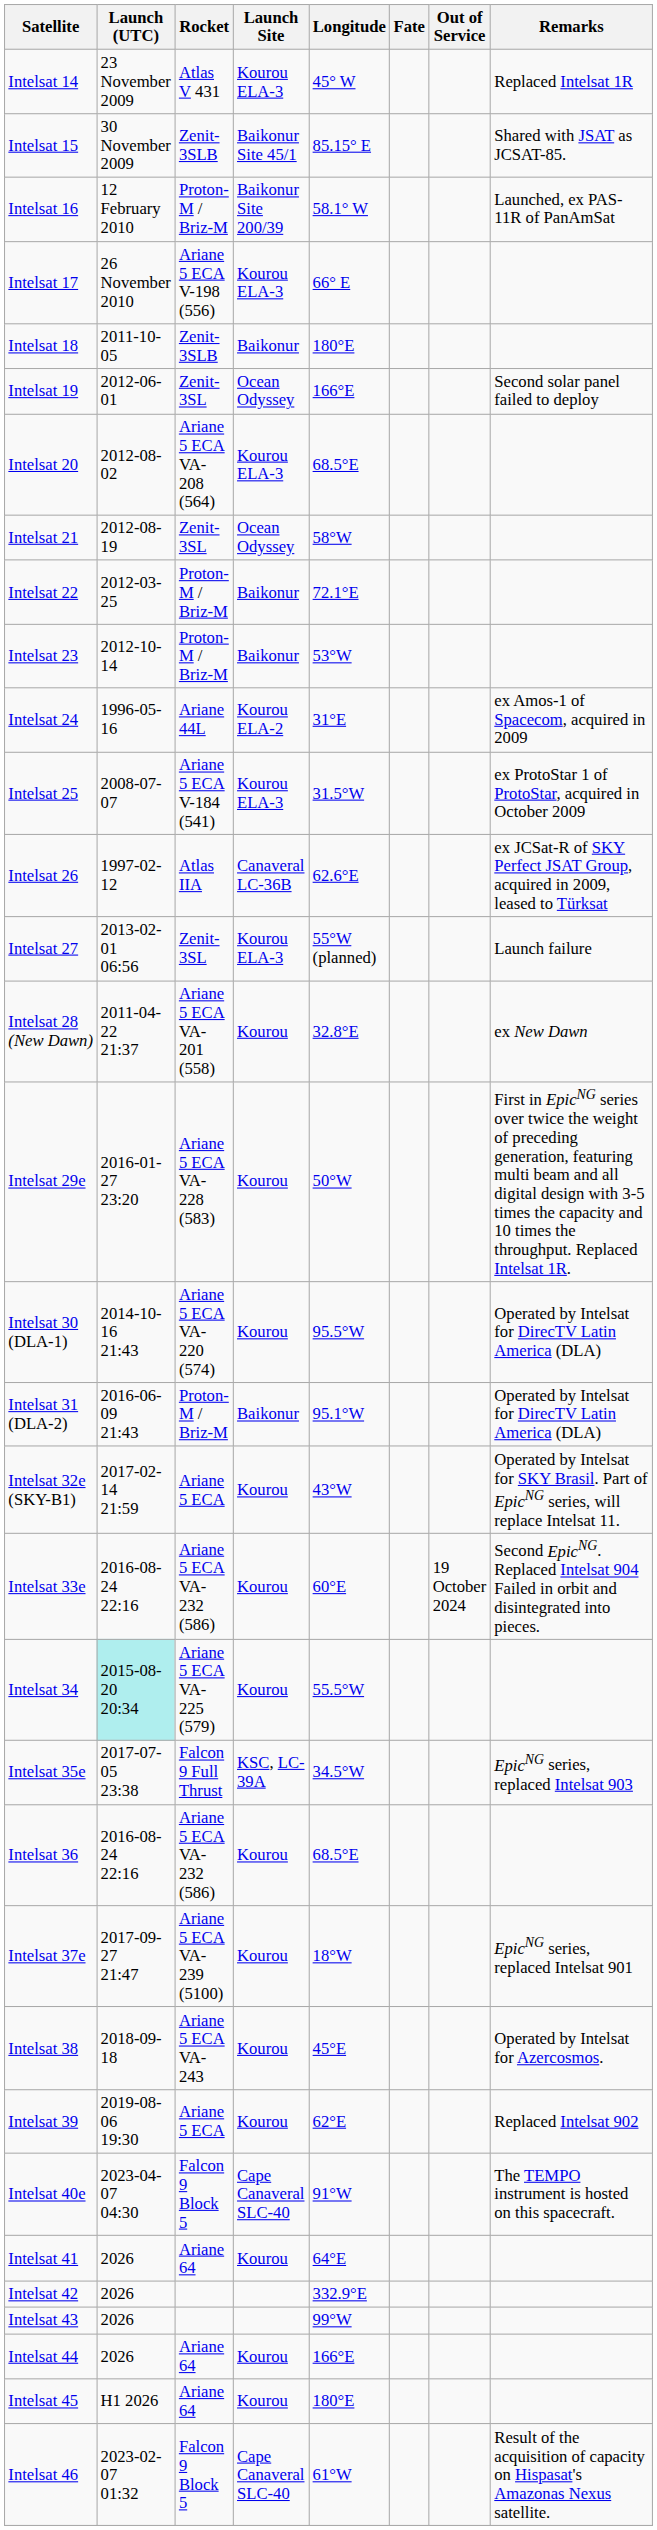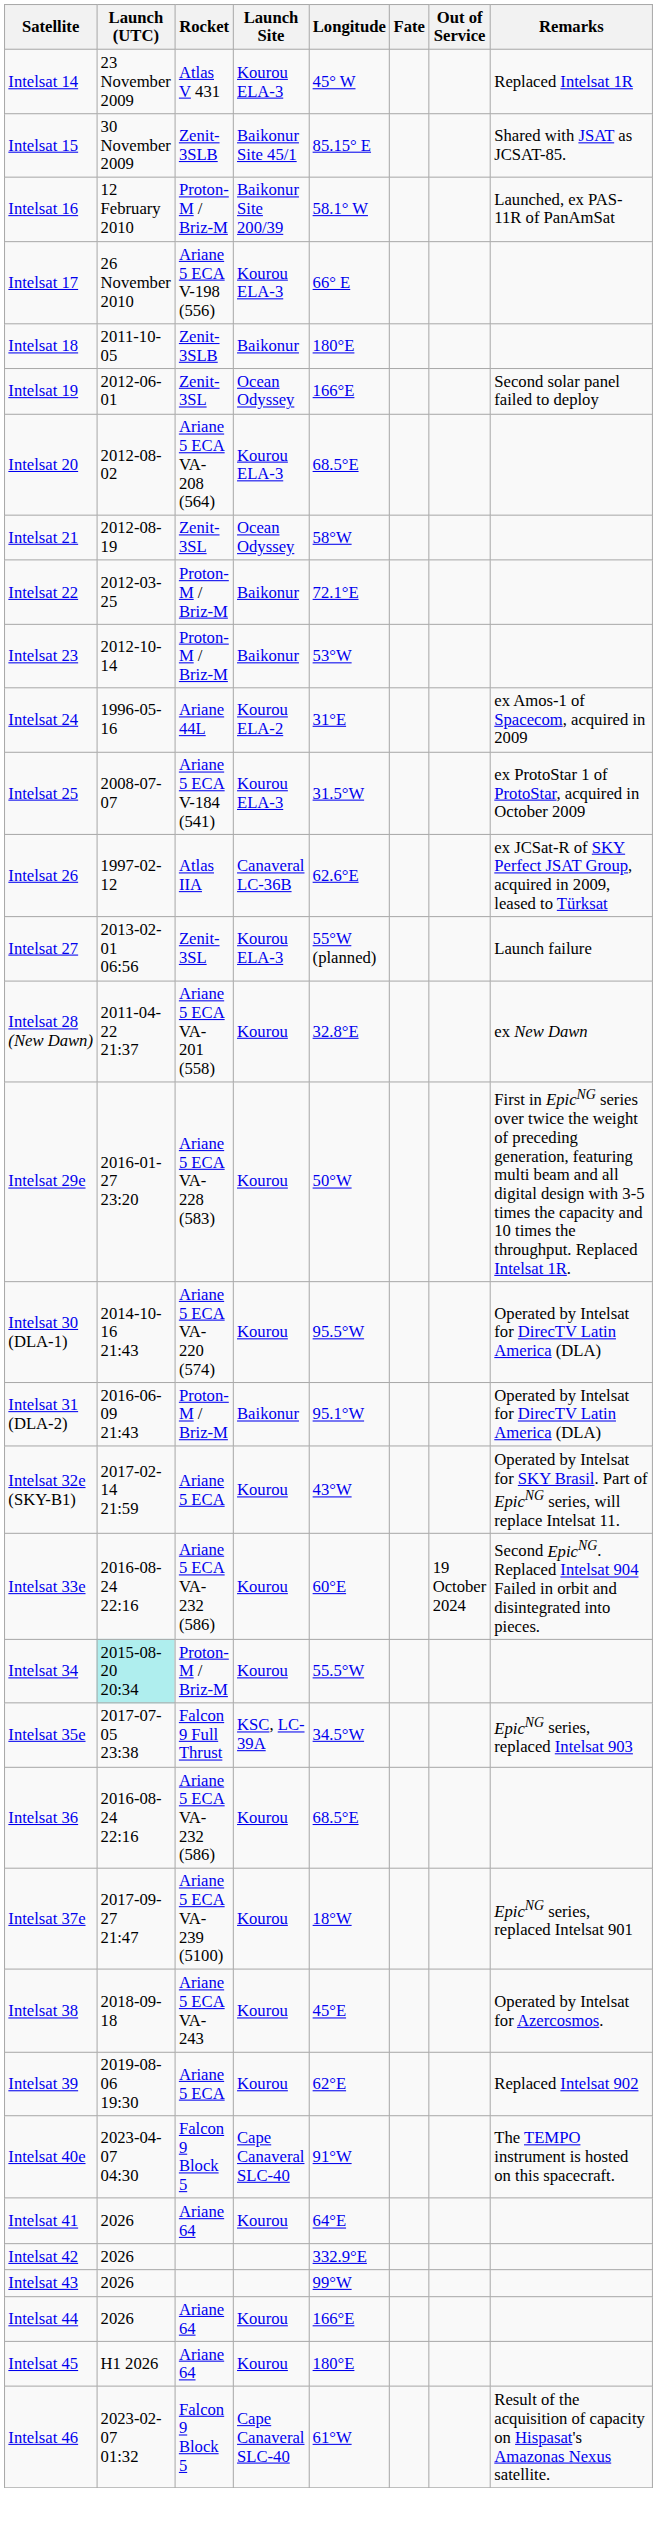(202, 1689) Ariane 5 ECA VA-225 (579) -> (204, 1671) Proton-M / Briz-M
